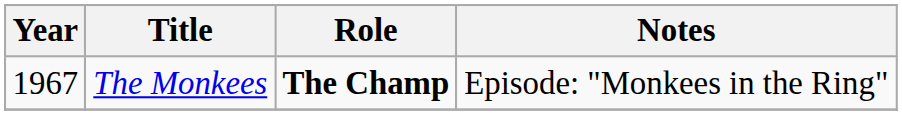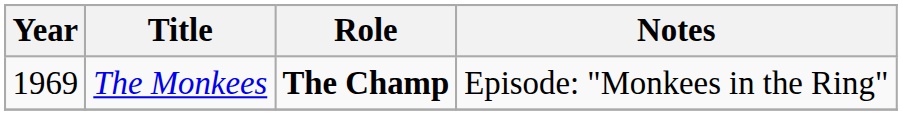(45, 82) 1967 -> (45, 82) 1969
